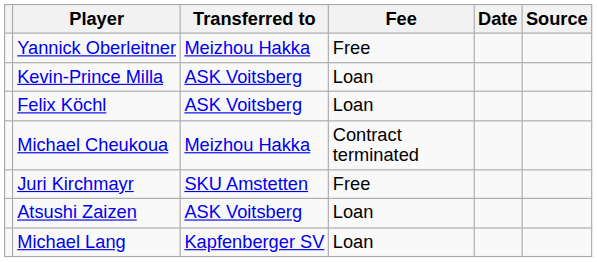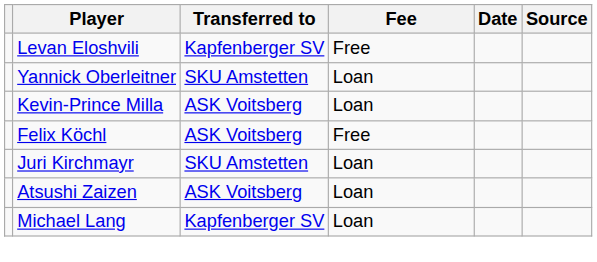+ row: (78, 47)
(247, 47) Meizhou Hakka -> (246, 76) SKU Amstetten
(352, 47) Free -> (353, 76) Loan
(353, 105) Loan -> (352, 134) Free
- row: (93, 144)
(352, 184) Free -> (353, 163) Loan
